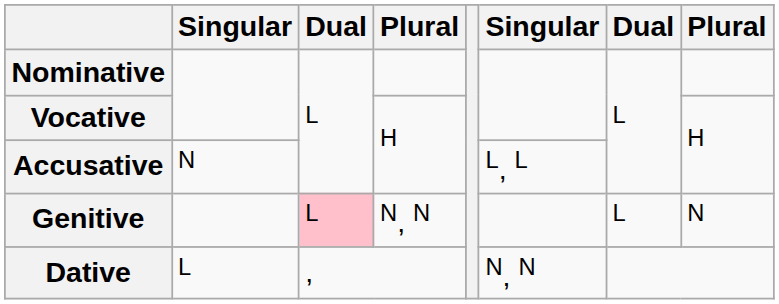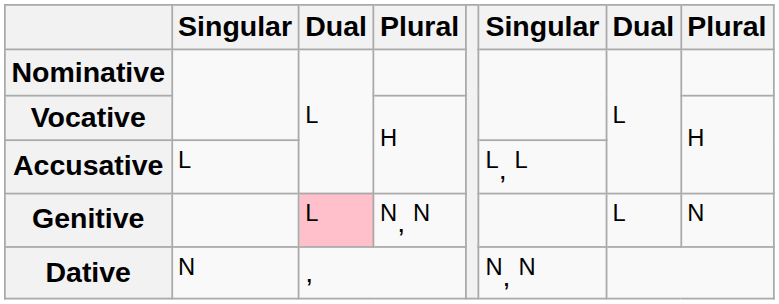(187, 160) N -> (185, 160) L
(185, 266) L -> (187, 266) N
